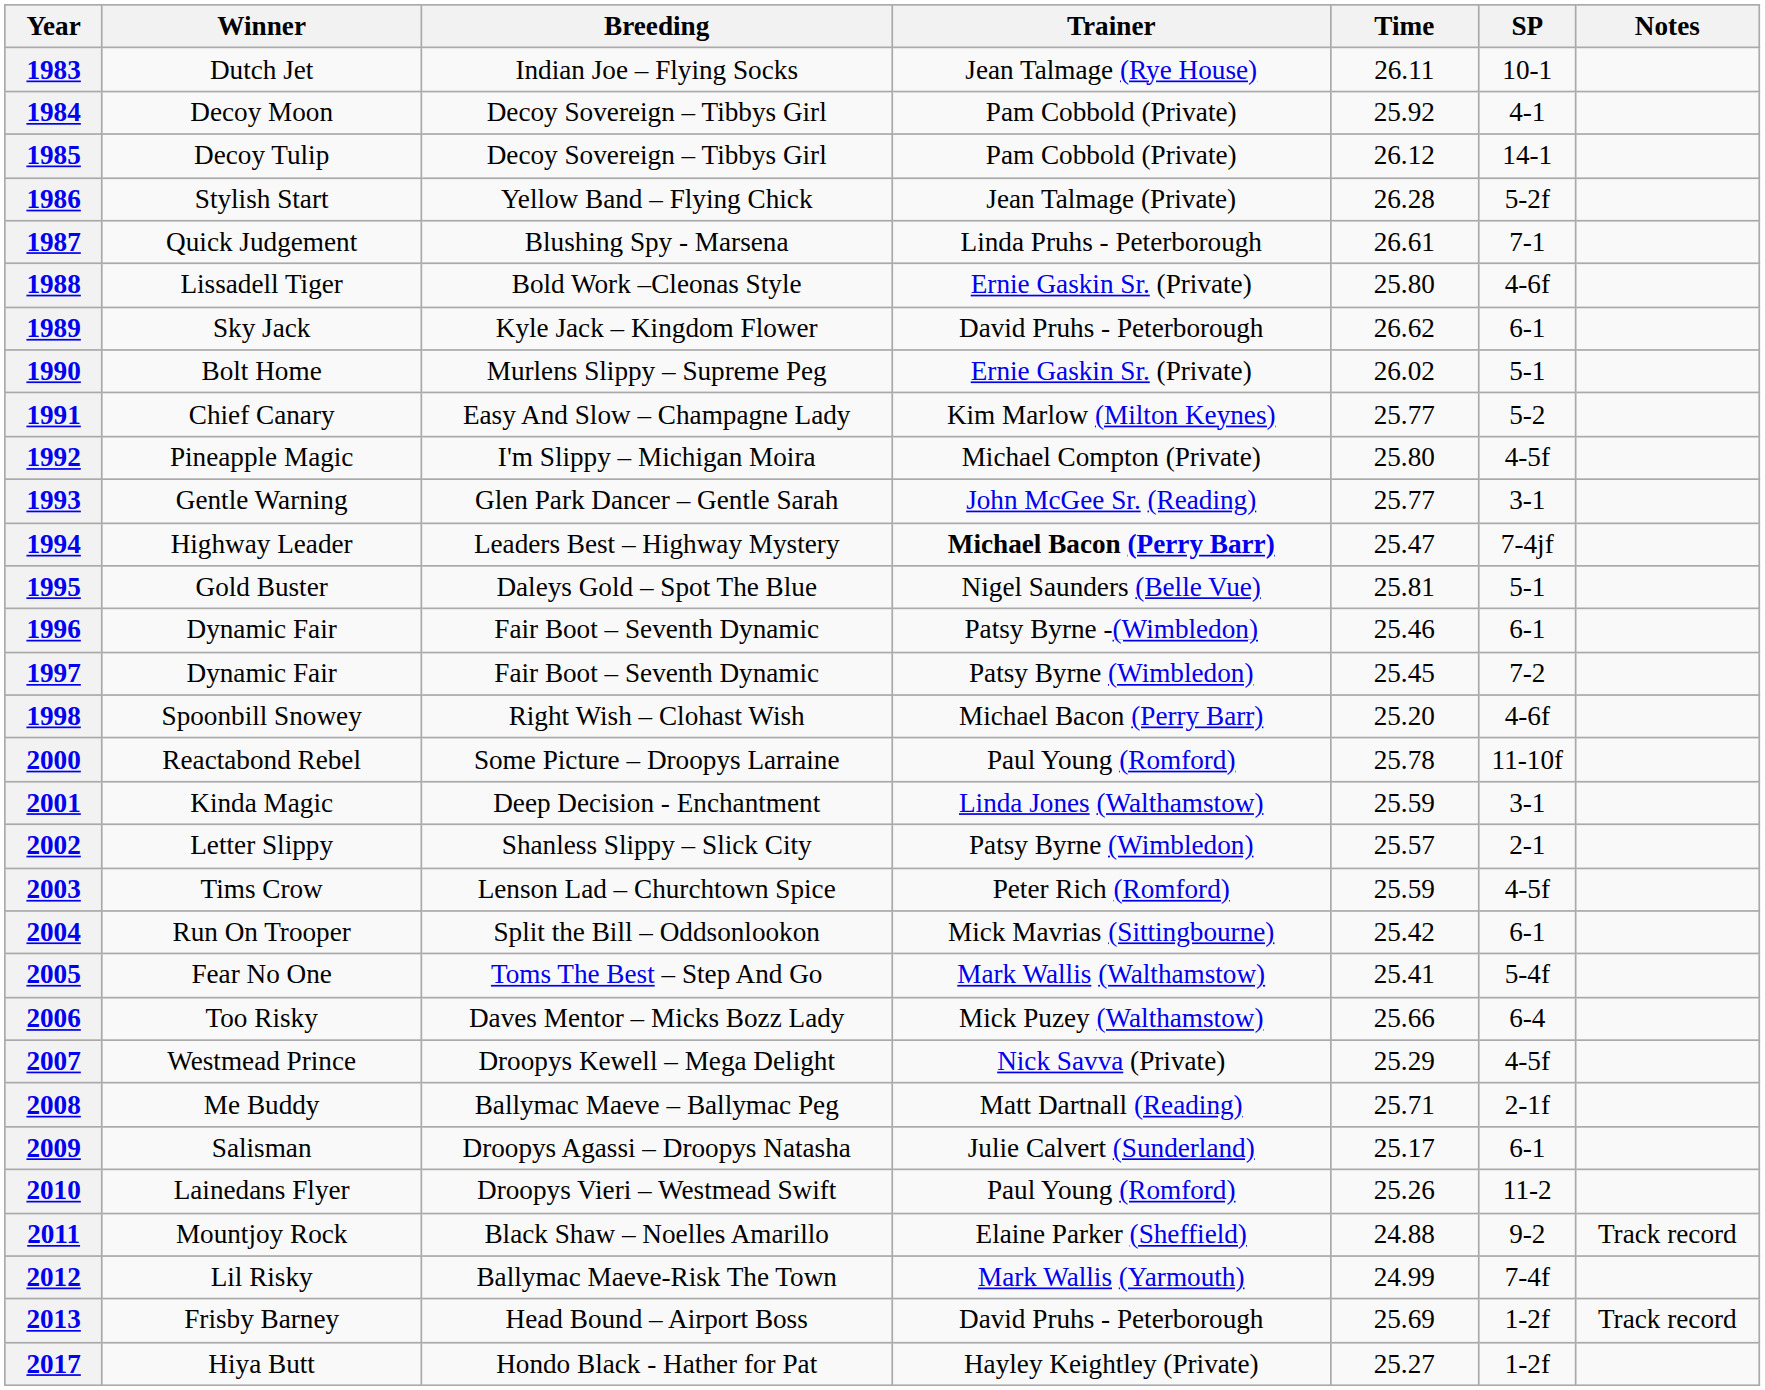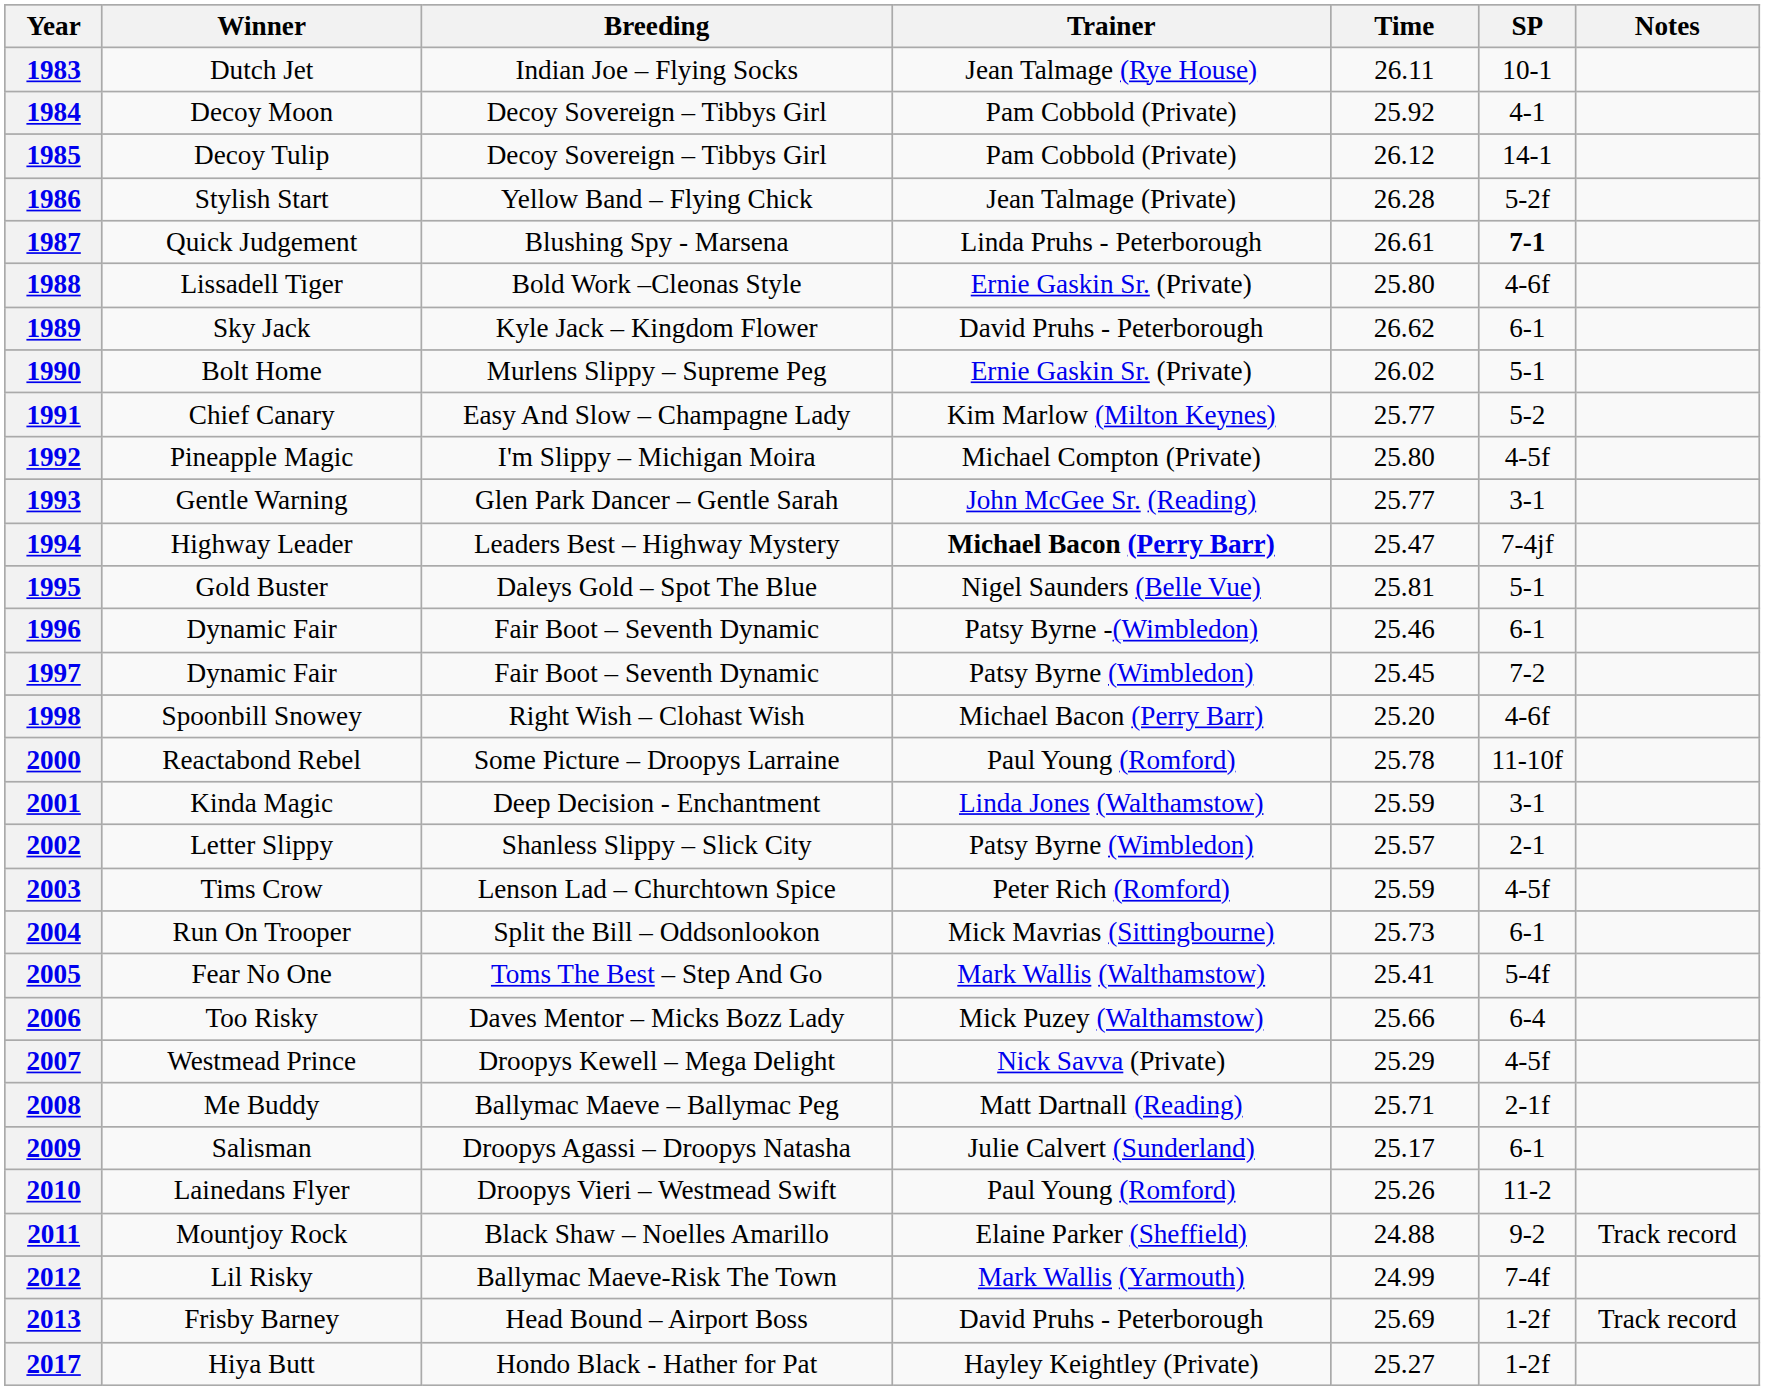(1527, 241) normal -> (1527, 241) bold
(1404, 931) 25.42 -> (1404, 931) 25.73
